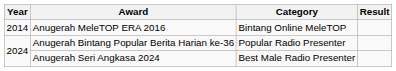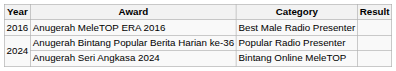(17, 27) 2014 -> (17, 27) 2016
(292, 27) Bintang Online MeleTOP -> (297, 27) Best Male Radio Presenter
(297, 58) Best Male Radio Presenter -> (292, 58) Bintang Online MeleTOP
